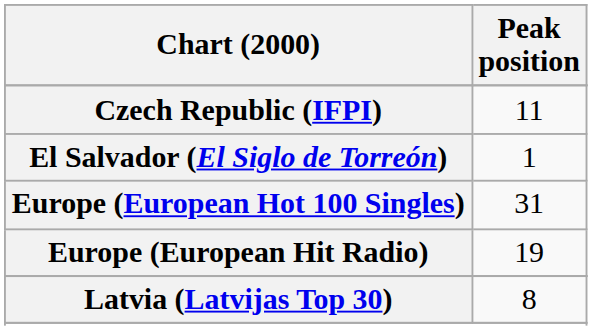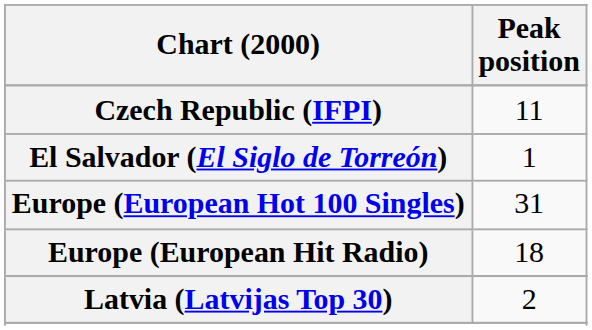(529, 251) 19 -> (529, 251) 18
(529, 299) 8 -> (529, 299) 2
